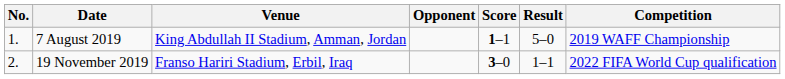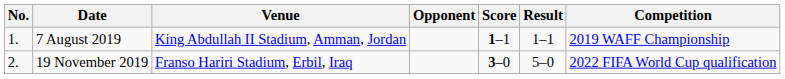(543, 39) 5–0 -> (543, 39) 1–1
(543, 62) 1–1 -> (543, 62) 5–0
